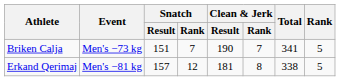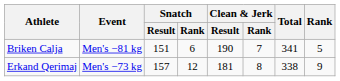(112, 49) Men's −73 kg -> (112, 49) Men's −81 kg
(192, 49) 7 -> (192, 49) 6
(112, 67) Men's −81 kg -> (112, 67) Men's −73 kg
(320, 67) 5 -> (320, 67) 9
